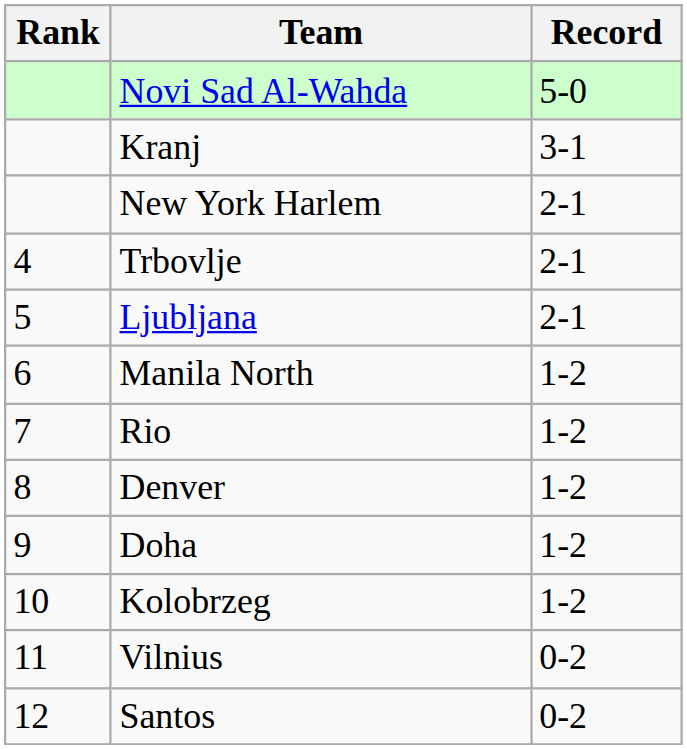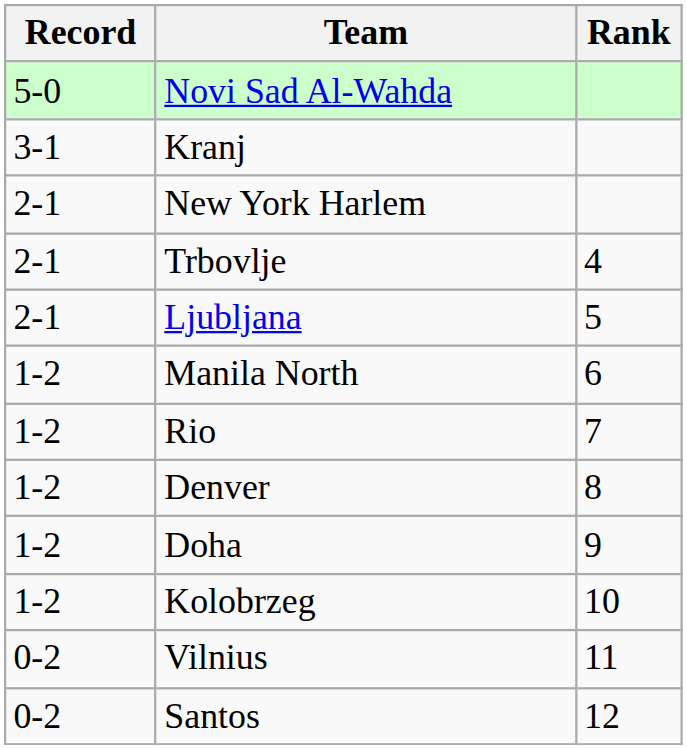columns swapped: (58, 32) <-> (606, 32)
